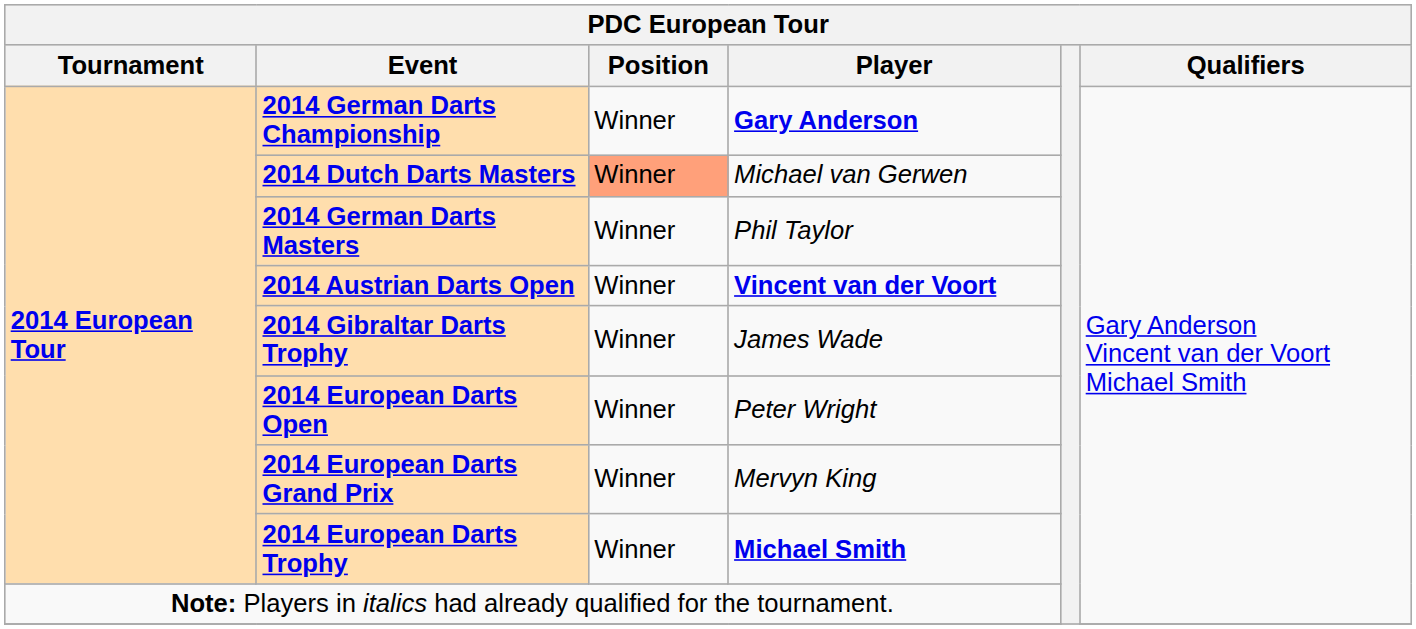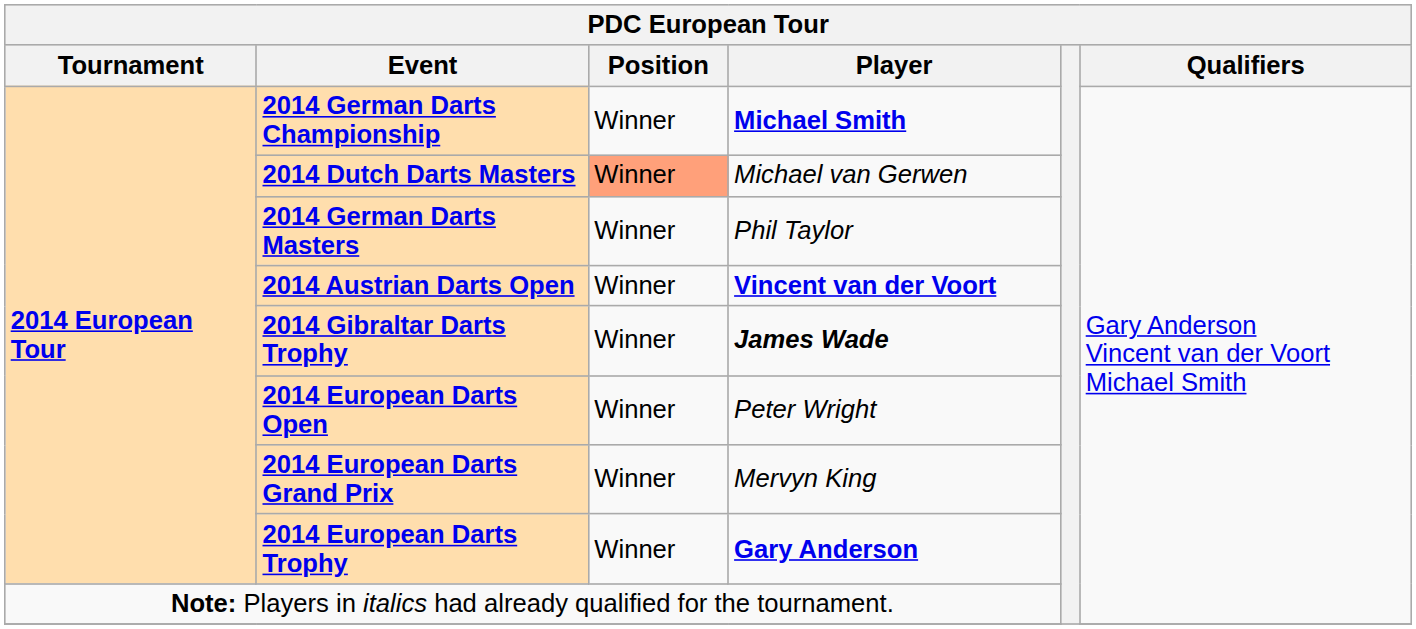(826, 120) Gary Anderson -> (820, 120) Michael Smith
(809, 340) normal -> (811, 340) bold
(820, 548) Michael Smith -> (826, 548) Gary Anderson
